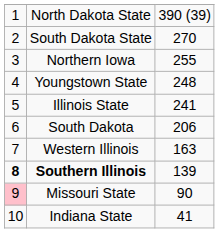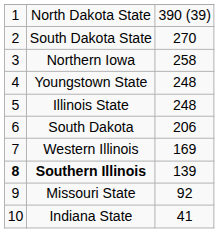(185, 60) 255 -> (185, 60) 258
(185, 104) 241 -> (185, 104) 248
(185, 149) 163 -> (185, 149) 169
(16, 194) pink background -> (16, 194) no background
(185, 194) 90 -> (185, 194) 92
